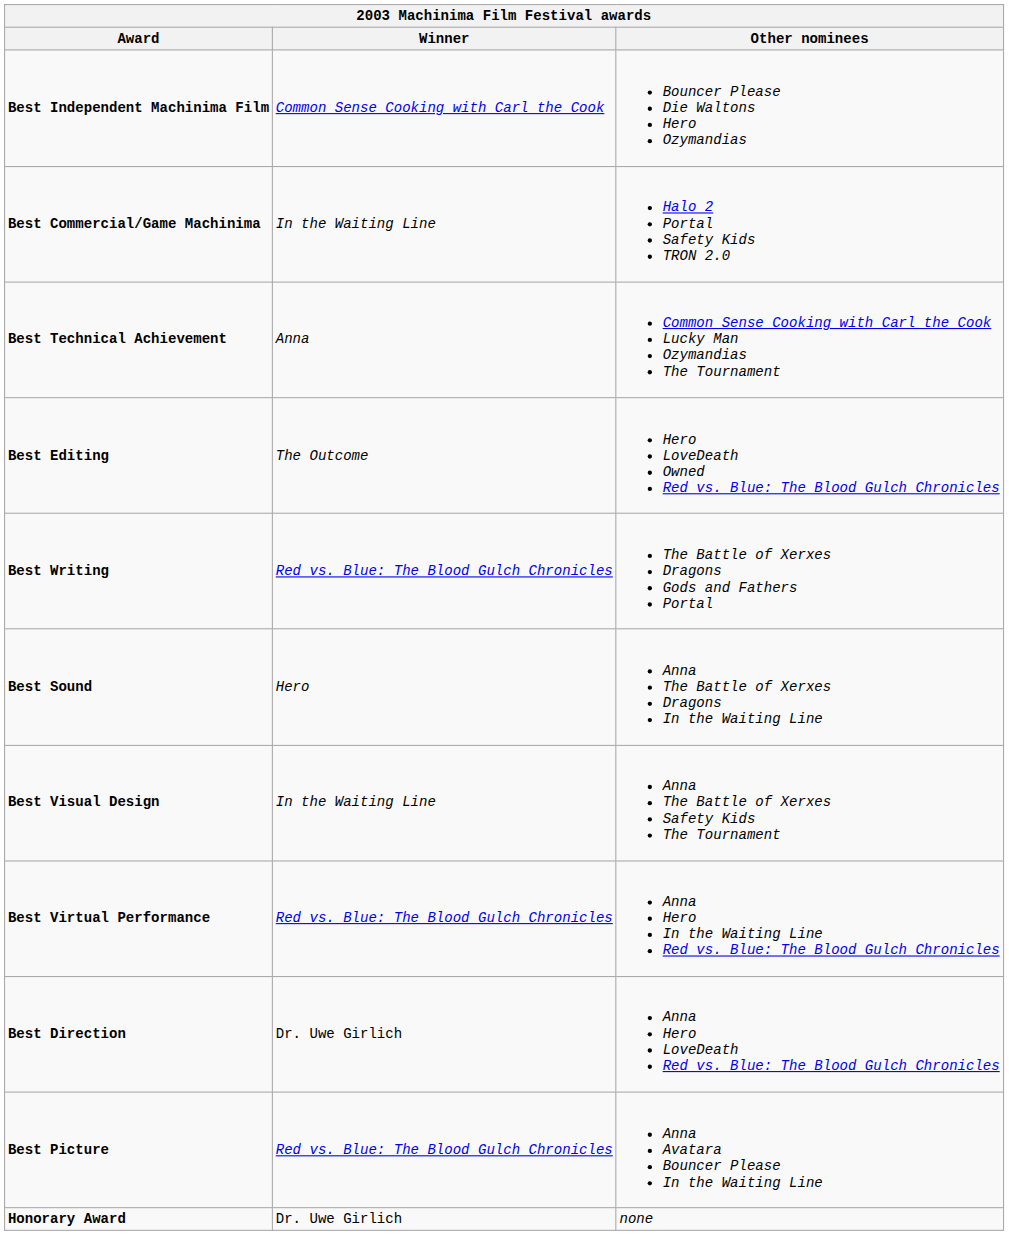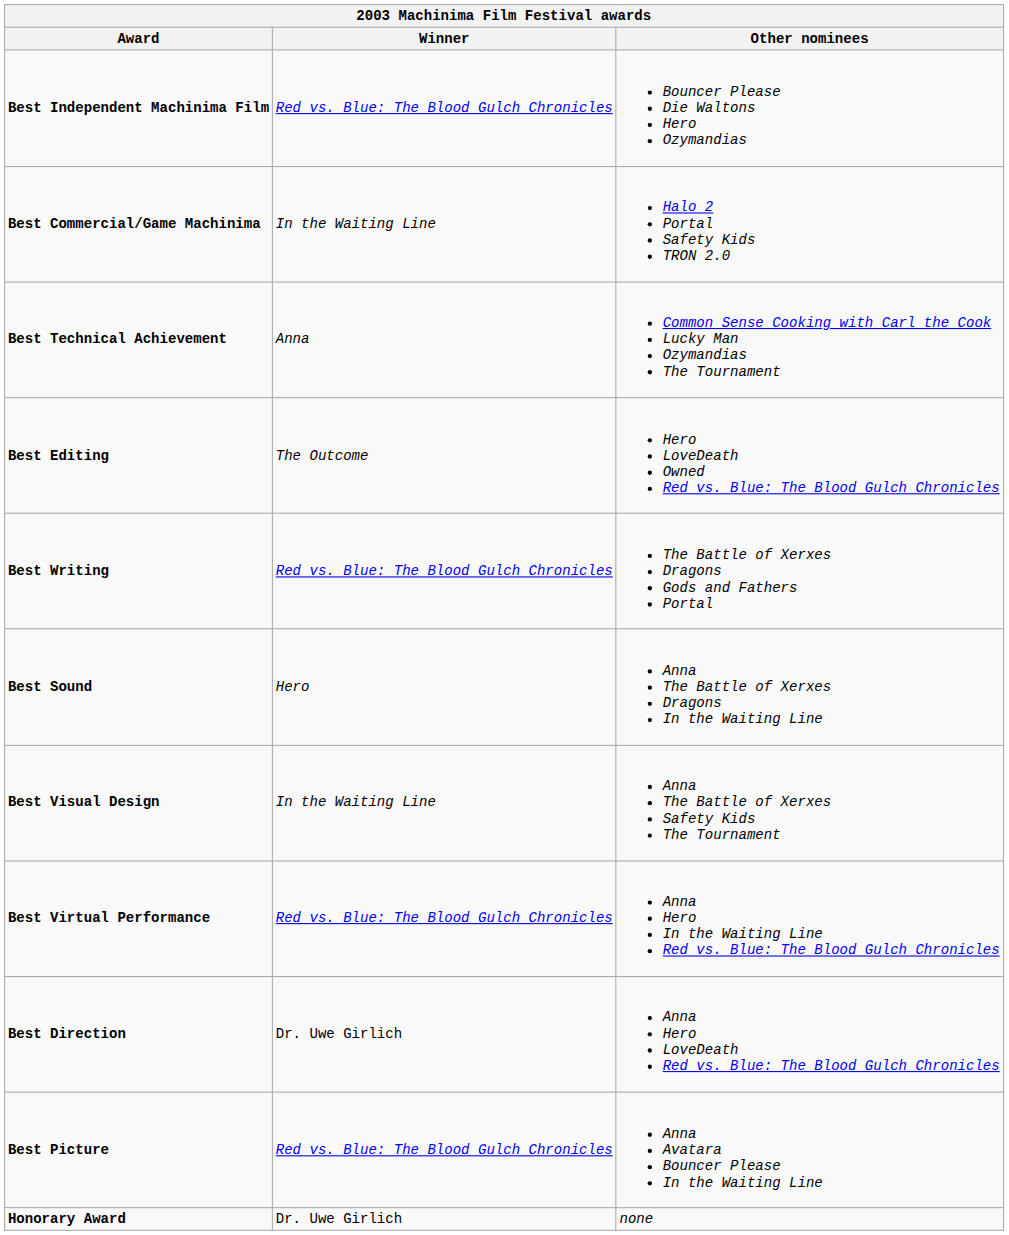(440, 108) Common Sense Cooking with Carl the Cook -> (444, 108) Red vs. Blue: The Blood Gulch Chronicles
